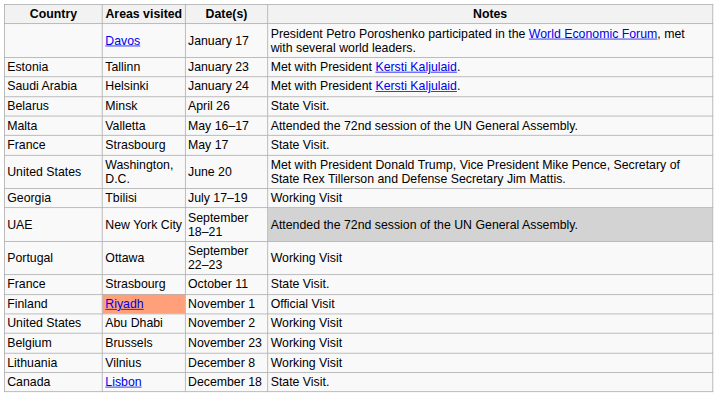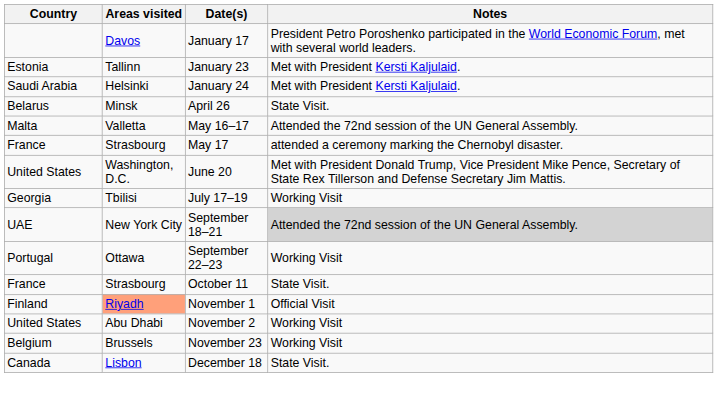(300, 145) State Visit. -> (417, 145) attended a ceremony marking the Chernobyl disaster.
- row: (222, 362)
